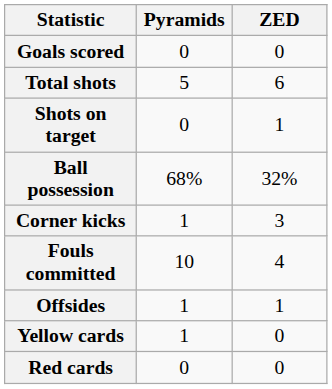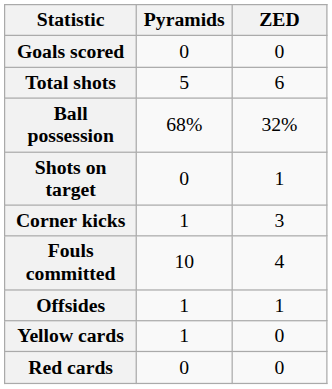rows swapped: (71, 124) <-> (71, 178)
